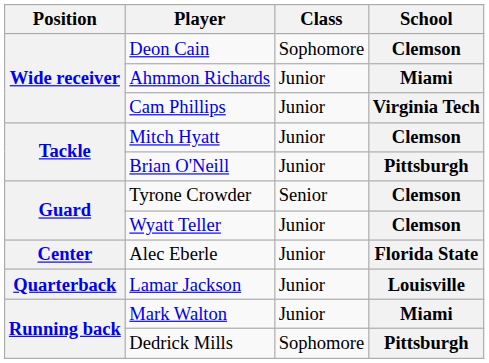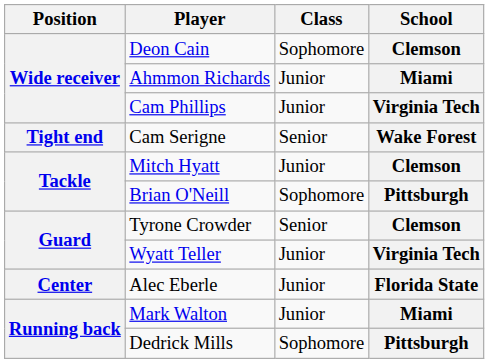+ row: (178, 136)
(302, 166) Junior -> (321, 195) Sophomore
(426, 225) Clemson -> (426, 254) Virginia Tech
- row: (185, 284)
